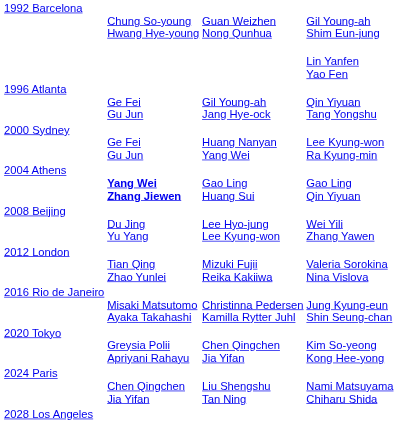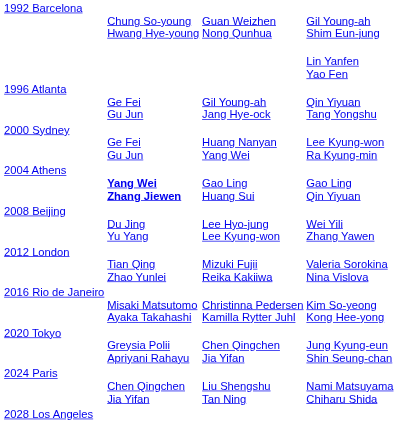(349, 311) Jung Kyung-eun Shin Seung-chan -> (345, 311) Kim So-yeong Kong Hee-yong
(345, 352) Kim So-yeong Kong Hee-yong -> (349, 352) Jung Kyung-eun Shin Seung-chan
